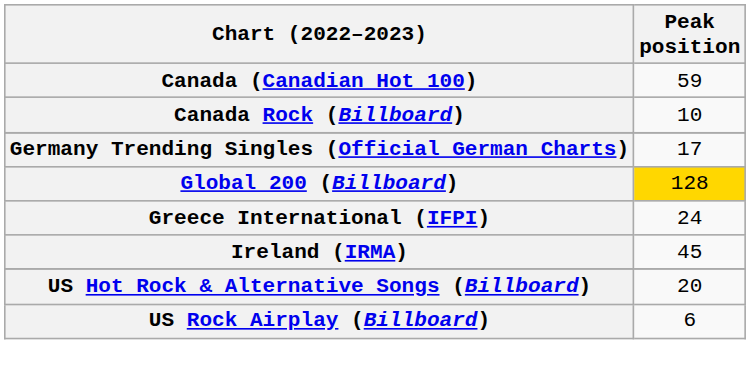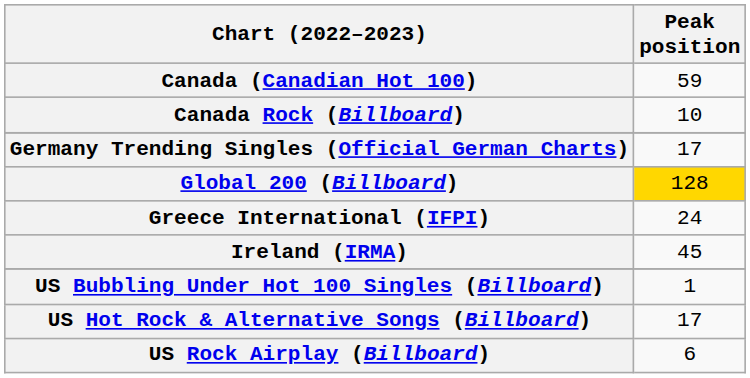+ row: (319, 287)
(690, 287) 20 -> (690, 321) 17
